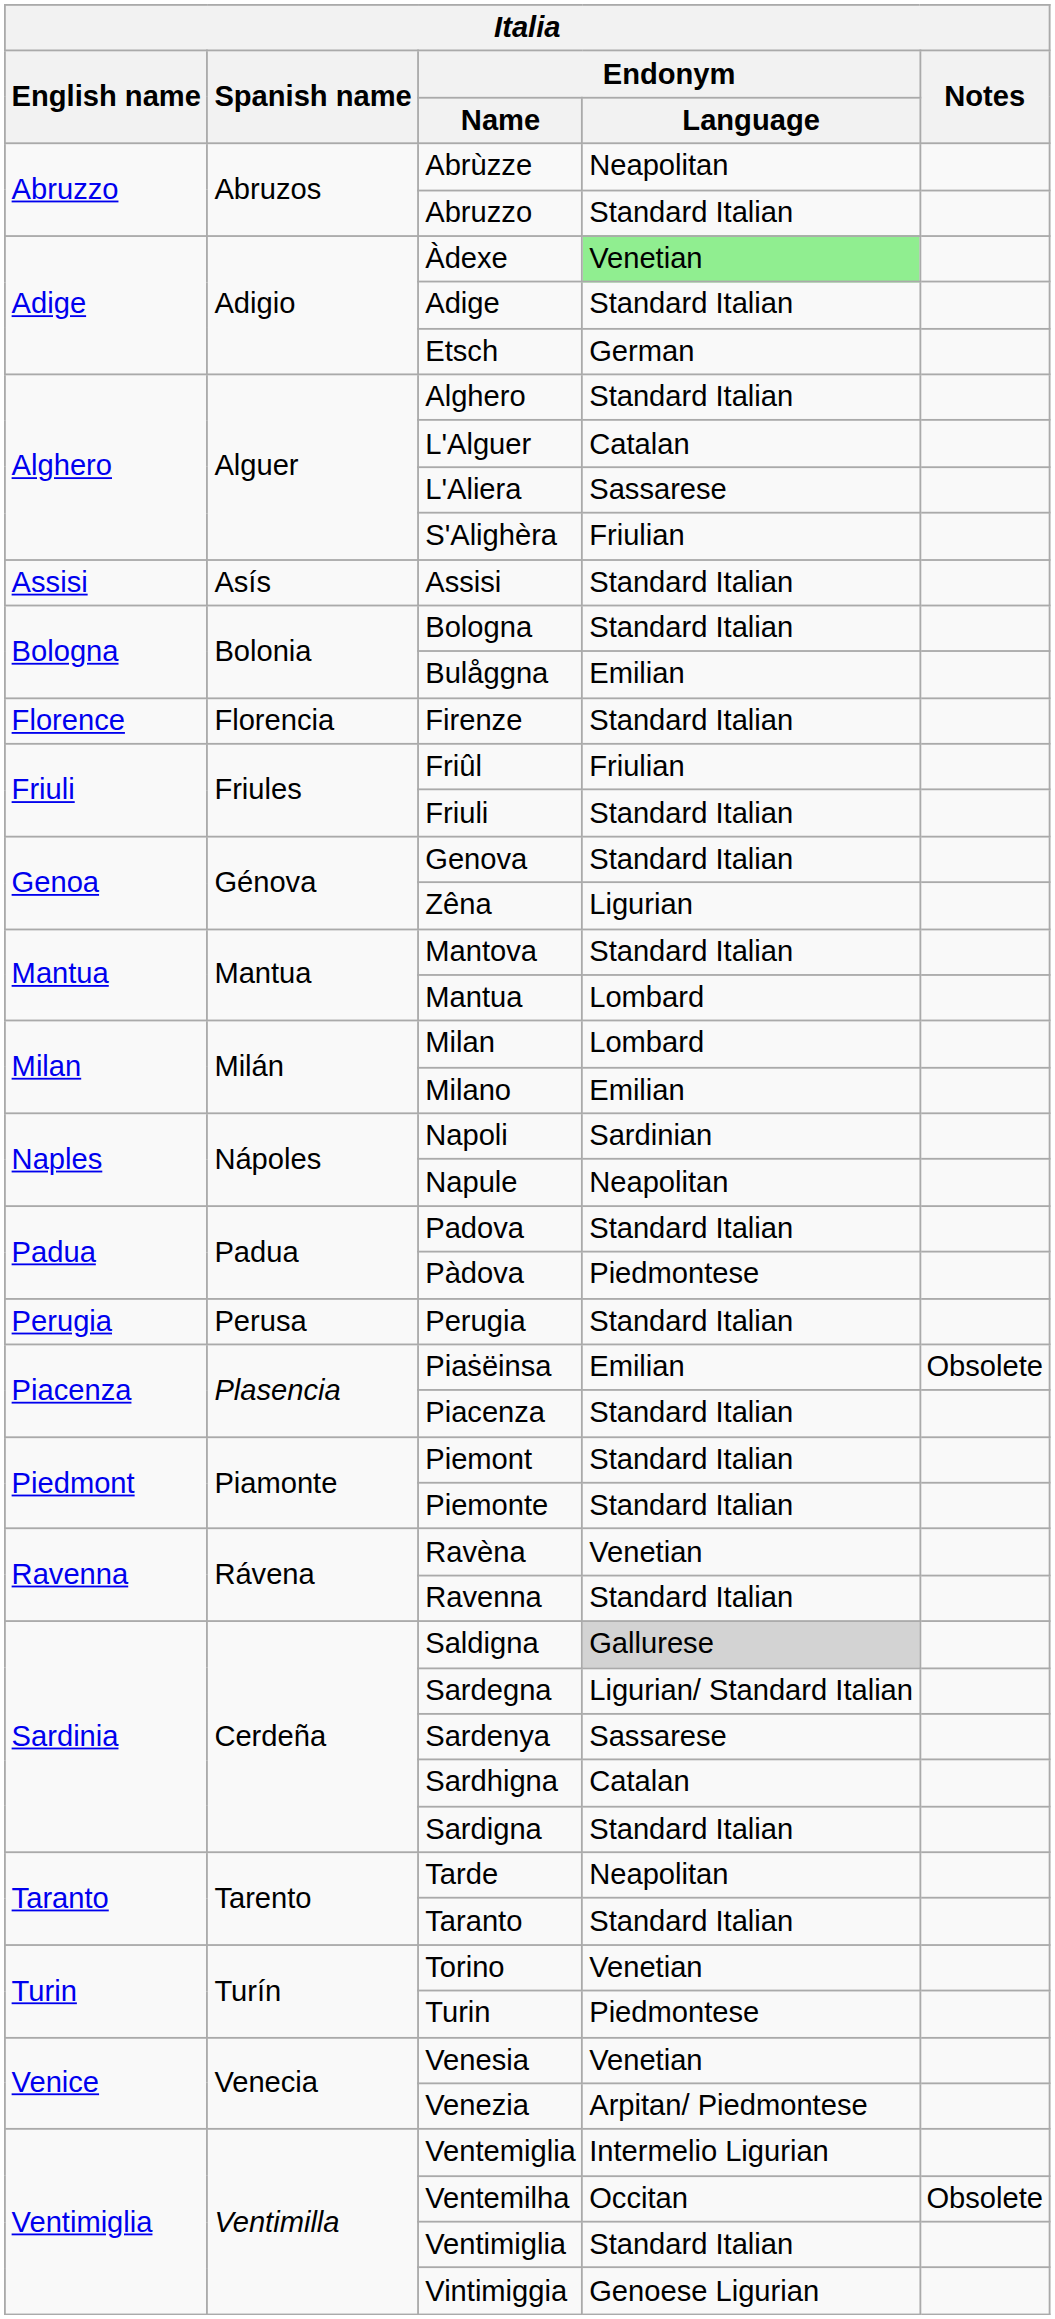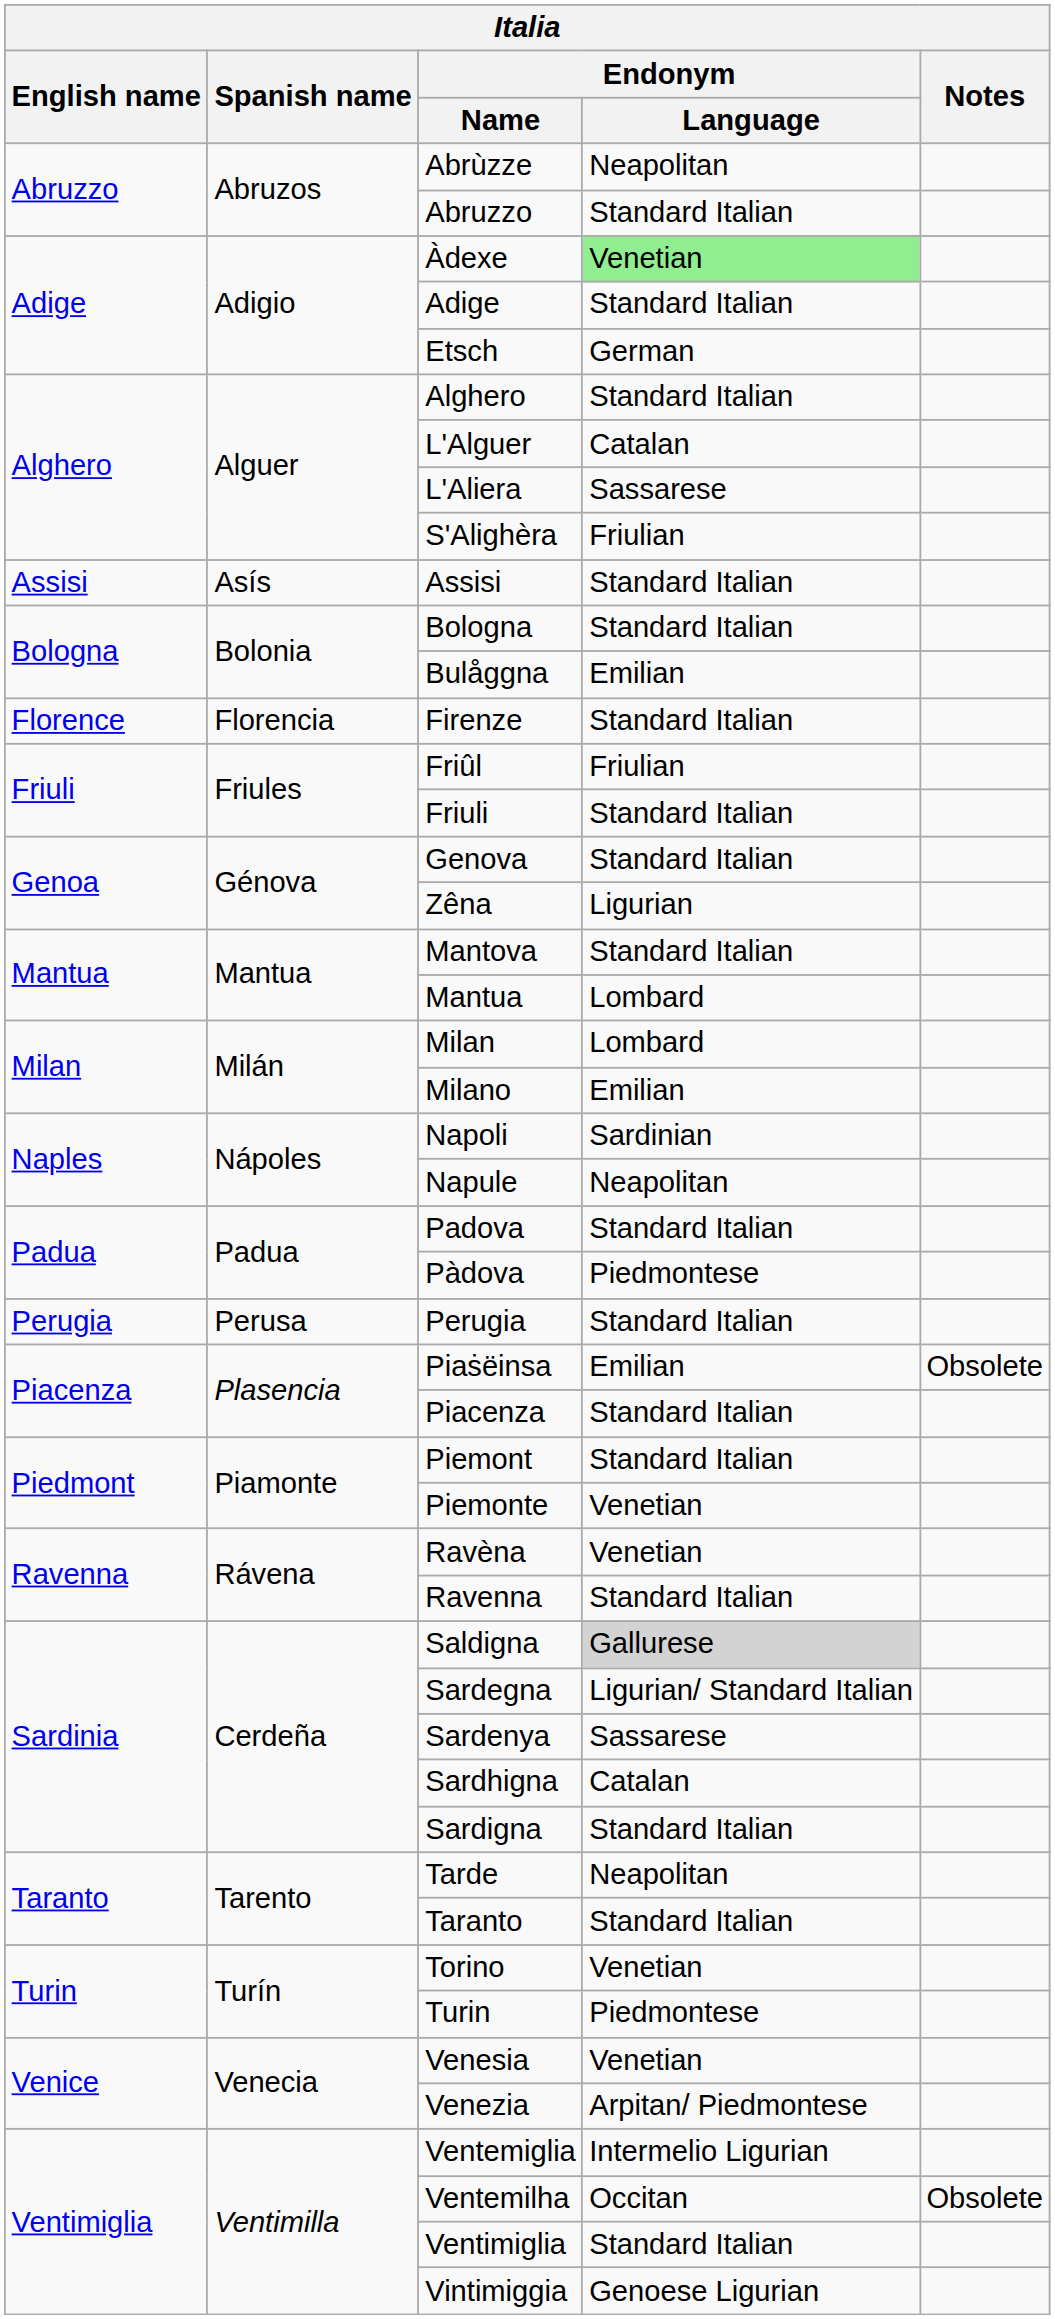(691, 1505) Standard Italian -> (646, 1505) Venetian
